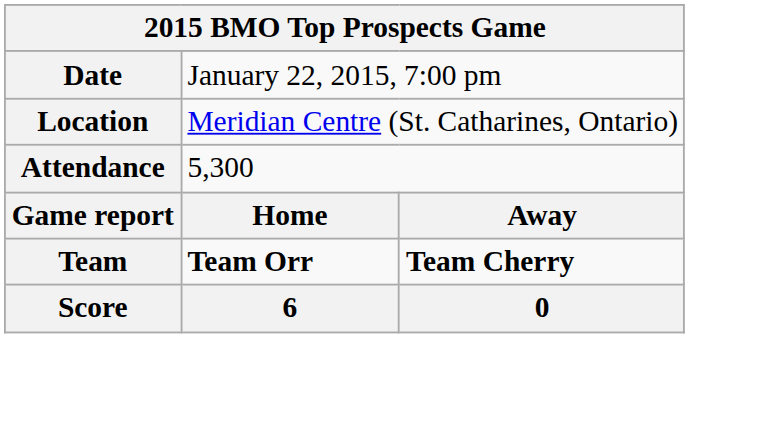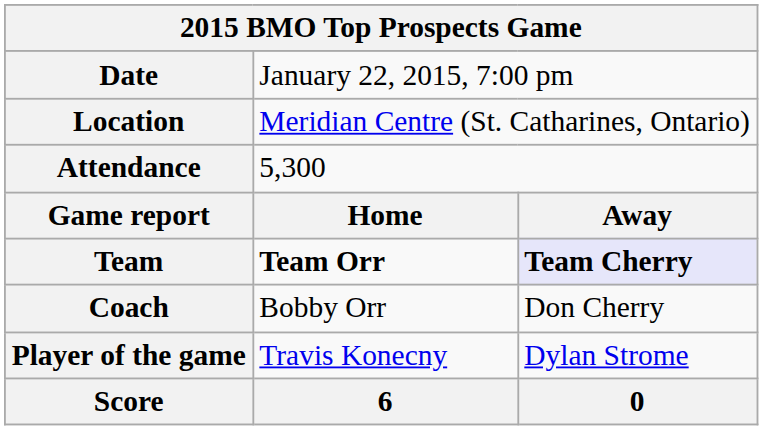(490, 261) no background -> (608, 261) lavender background
+ row: (129, 307)
+ row: (129, 354)
